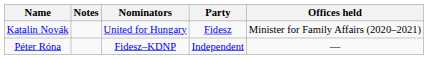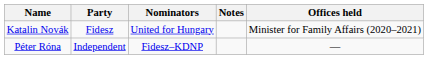columns swapped: (218, 12) <-> (86, 12)
